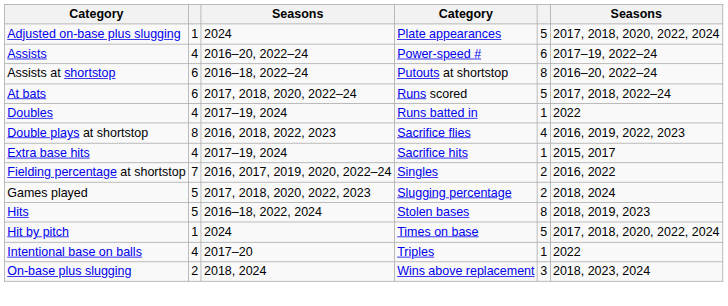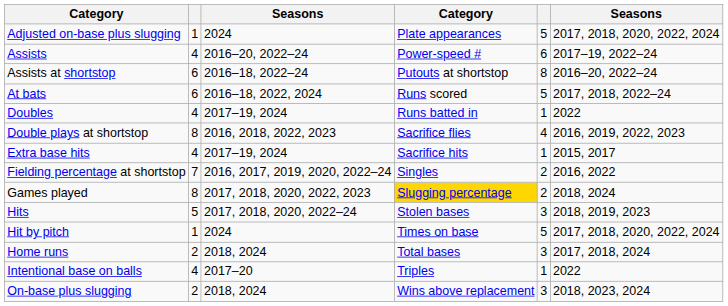(280, 93) 2017, 2018, 2020, 2022–24 -> (263, 93) 2016–18, 2022, 2024
(195, 192) 5 -> (195, 192) 8
(454, 192) no background -> (454, 192) gold background
(263, 212) 2016–18, 2022, 2024 -> (280, 212) 2017, 2018, 2020, 2022–24
(544, 212) 8 -> (544, 212) 3
+ row: (38, 251)
